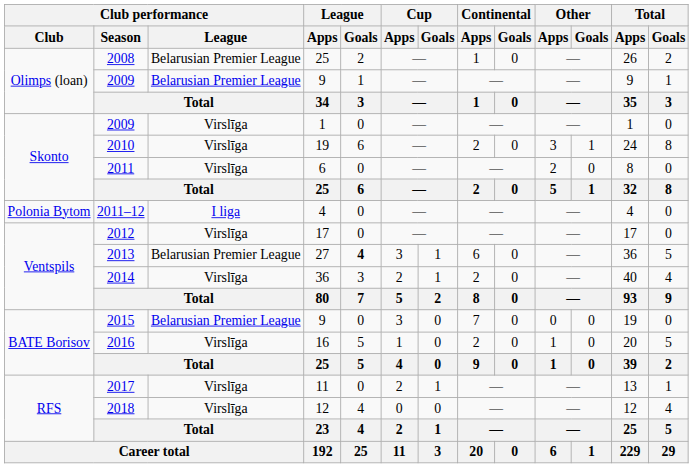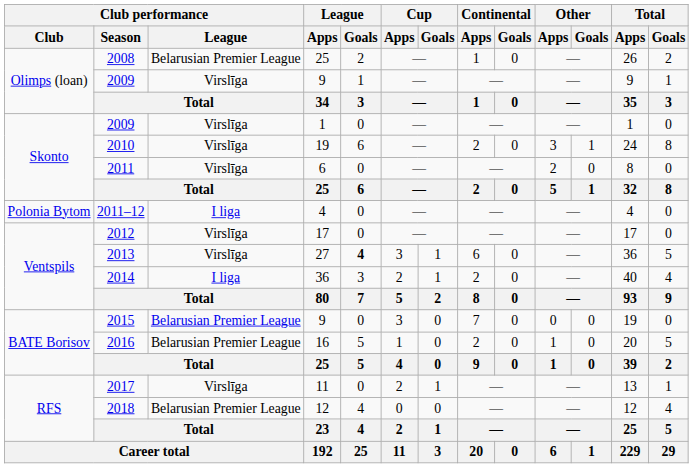(226, 80) Belarusian Premier League -> (226, 80) Virslīga
(226, 255) Belarusian Premier League -> (226, 255) Virslīga
(226, 277) Virslīga -> (226, 277) I liga
(226, 342) Virslīga -> (226, 342) Belarusian Premier League
(226, 408) Virslīga -> (226, 408) Belarusian Premier League
